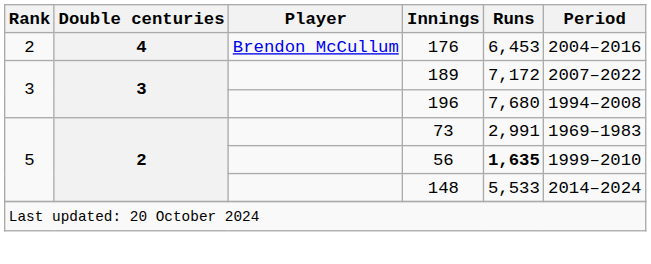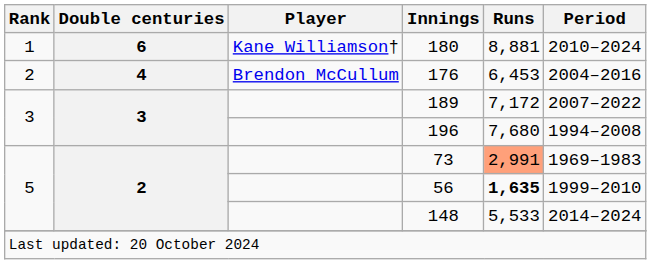+ row: (443, 47)
(514, 131) no background -> (514, 160) lightsalmon background
